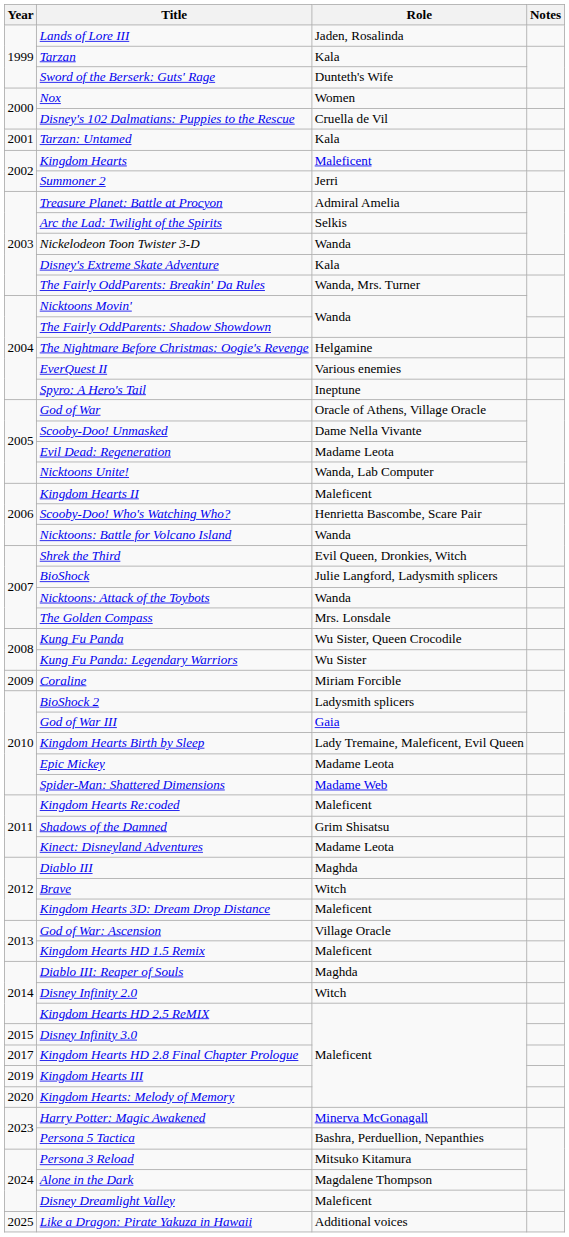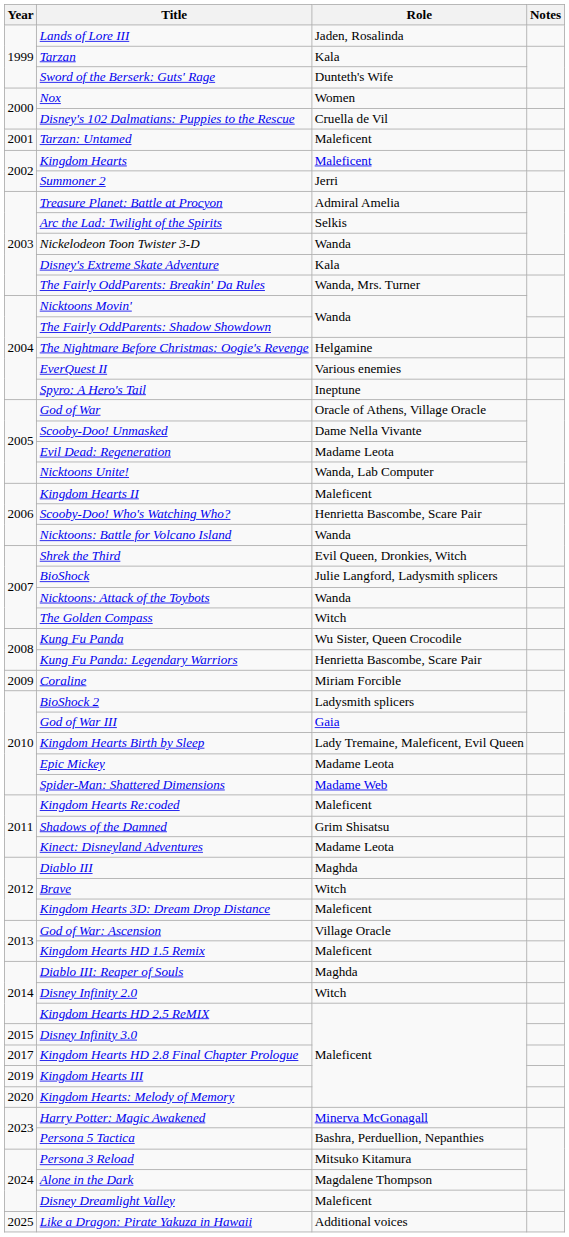(327, 139) Kala -> (343, 139) Maleficent
(353, 618) Mrs. Lonsdale -> (330, 618) Witch
(340, 659) Wu Sister -> (398, 659) Henrietta Bascombe, Scare Pair
